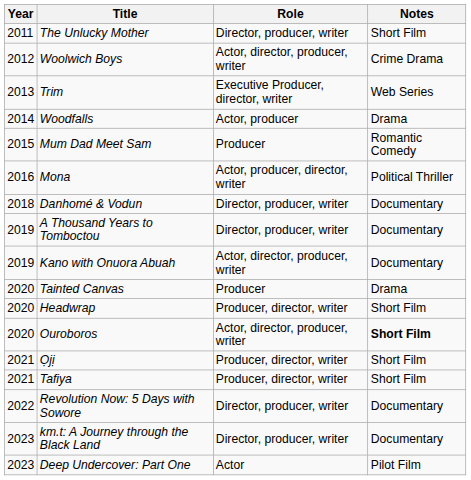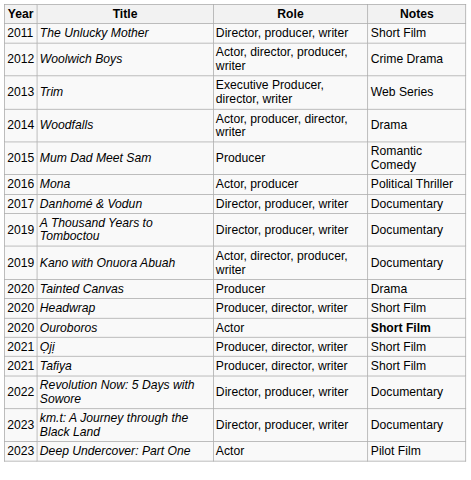(257, 118) Actor, producer -> (282, 125) Actor, producer, director, writer
(282, 177) Actor, producer, director, writer -> (257, 184) Actor, producer
(21, 203) 2018 -> (21, 203) 2017
(282, 334) Actor, director, producer, writer -> (230, 327) Actor
